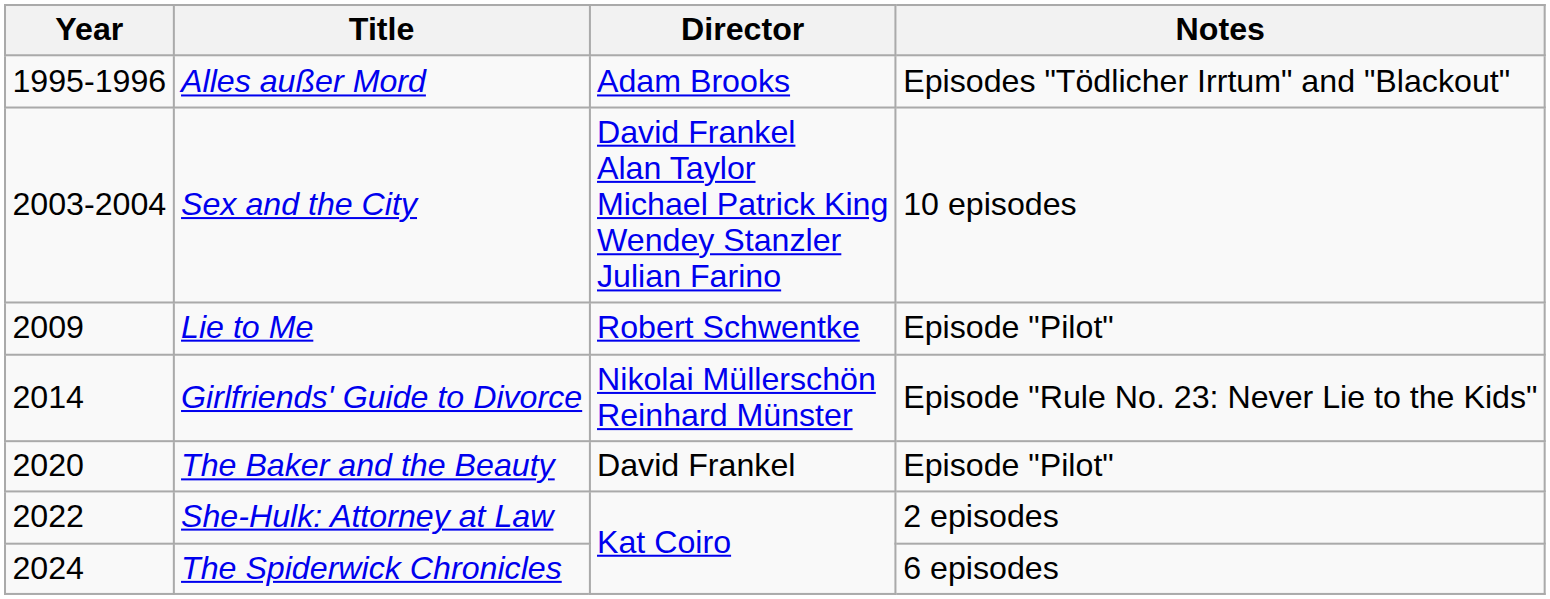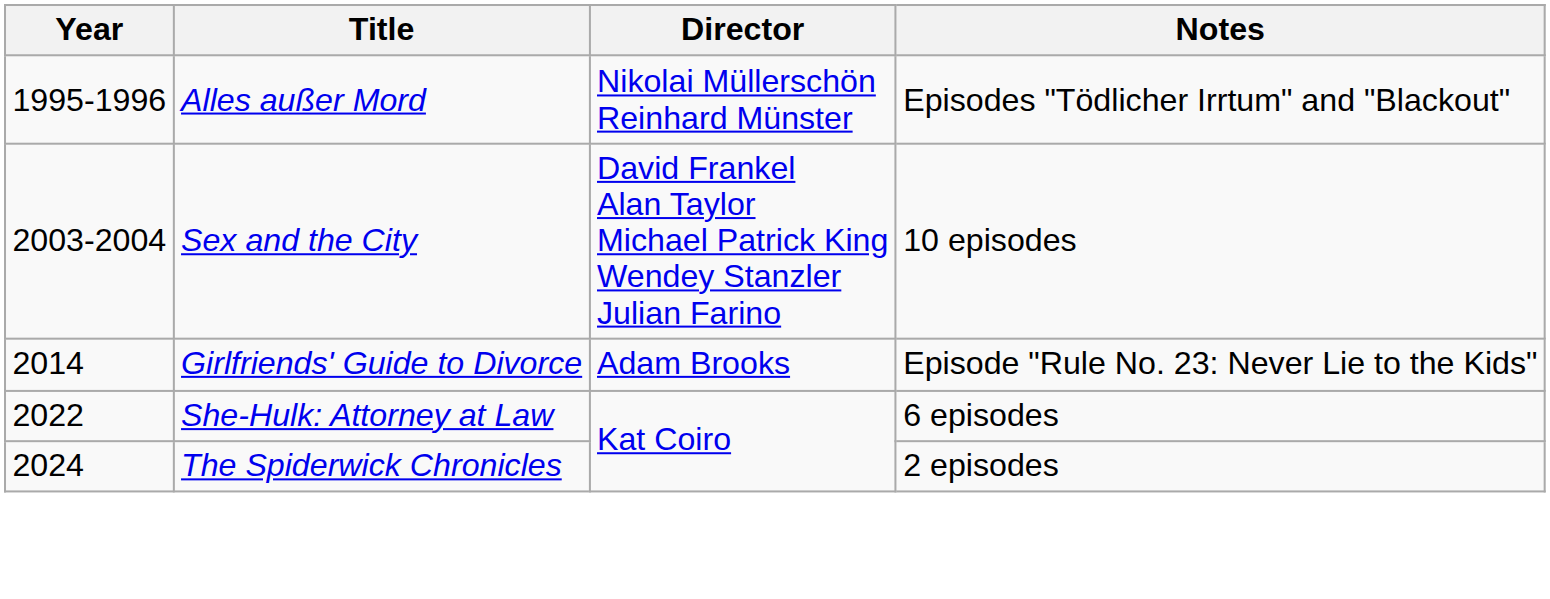(694, 81) Adam Brooks -> (736, 99) Nikolai Müllerschön Reinhard Münster
- row: (247, 327)
(736, 396) Nikolai Müllerschön Reinhard Münster -> (694, 363) Adam Brooks
- row: (368, 465)
(981, 516) 2 episodes -> (981, 414) 6 episodes
(981, 567) 6 episodes -> (981, 465) 2 episodes
